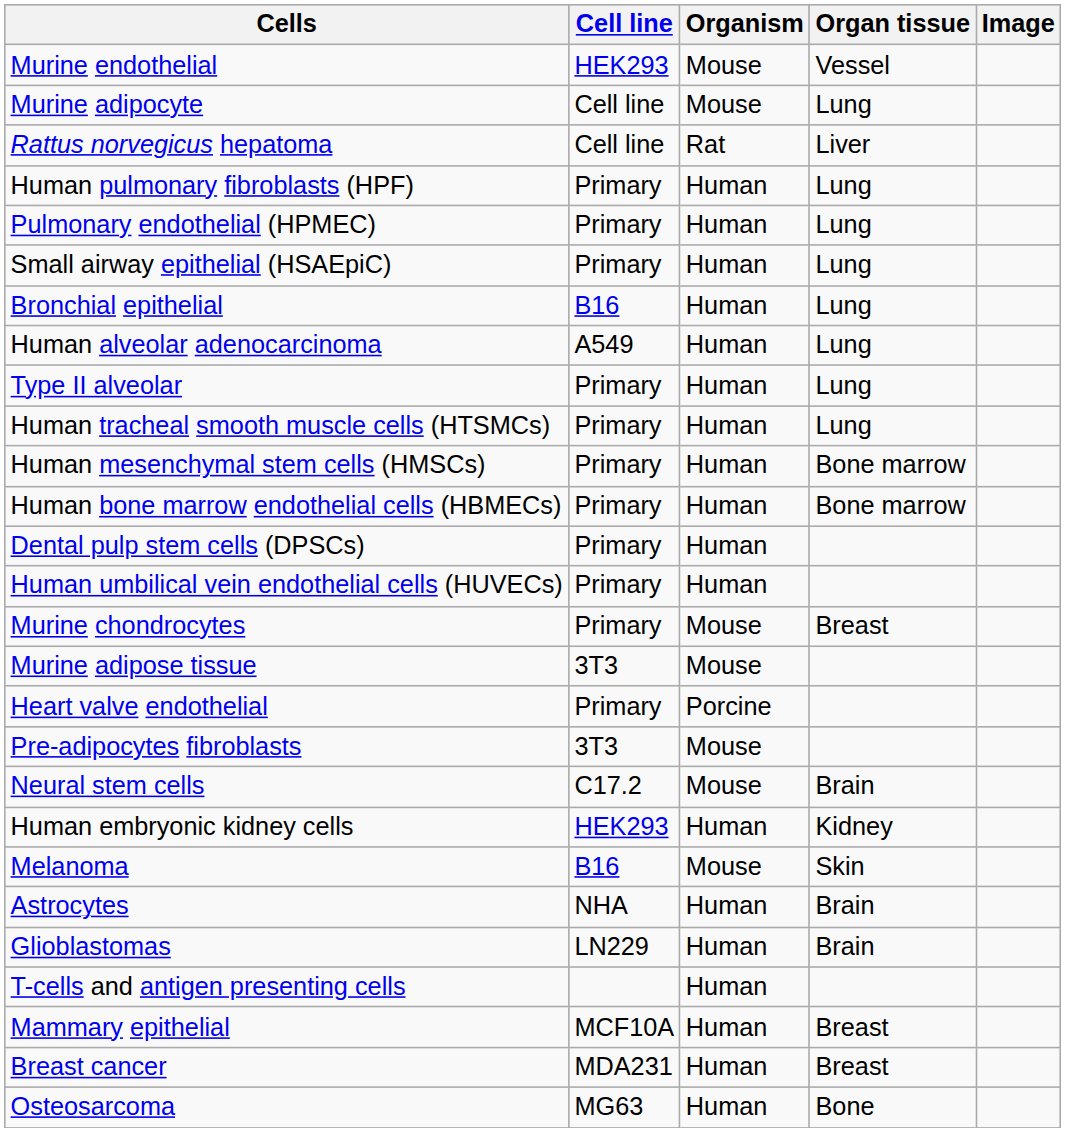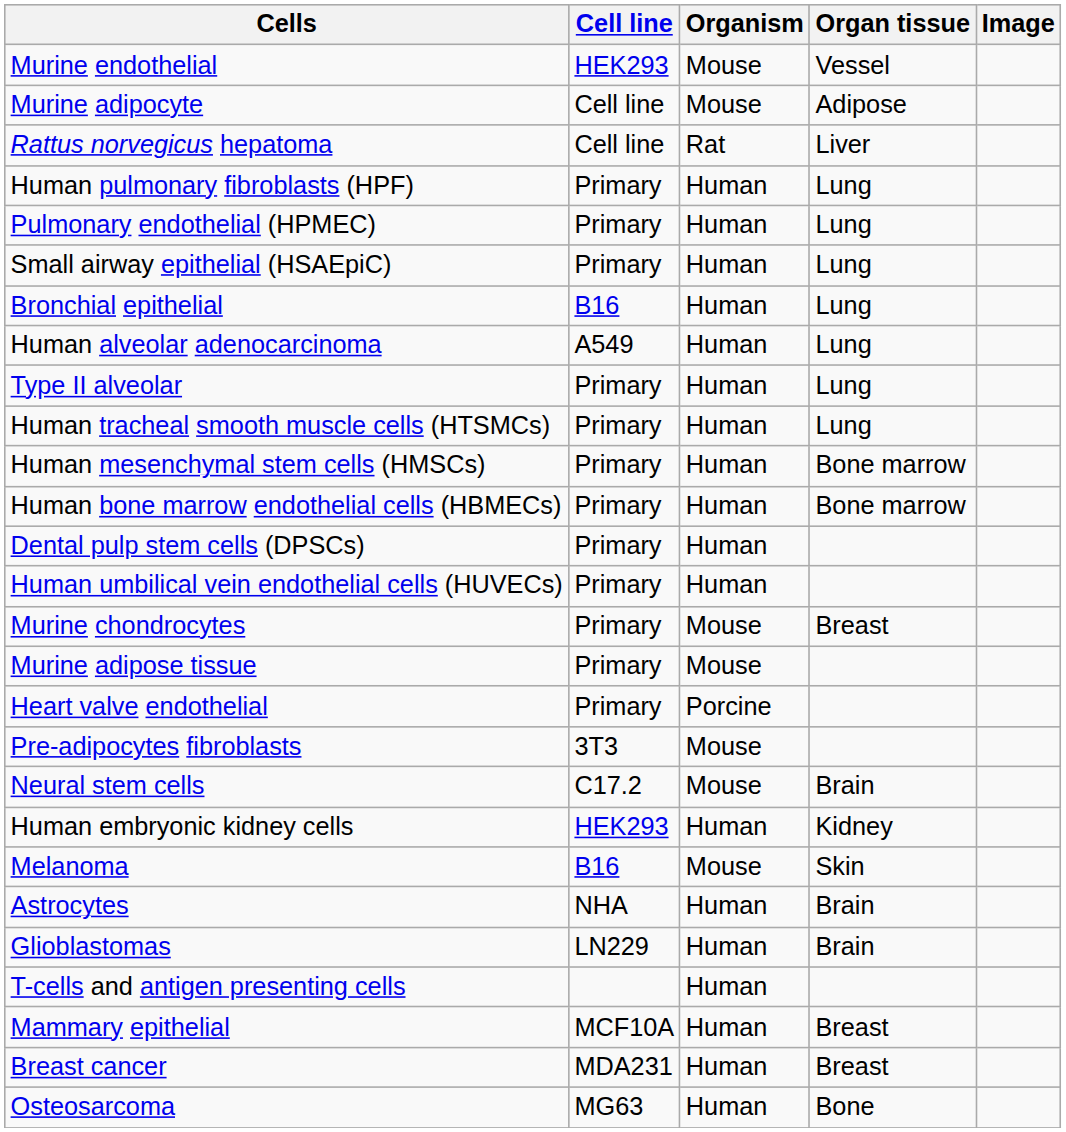(844, 104) Lung -> (861, 104) Adipose
(596, 666) 3T3 -> (618, 666) Primary
